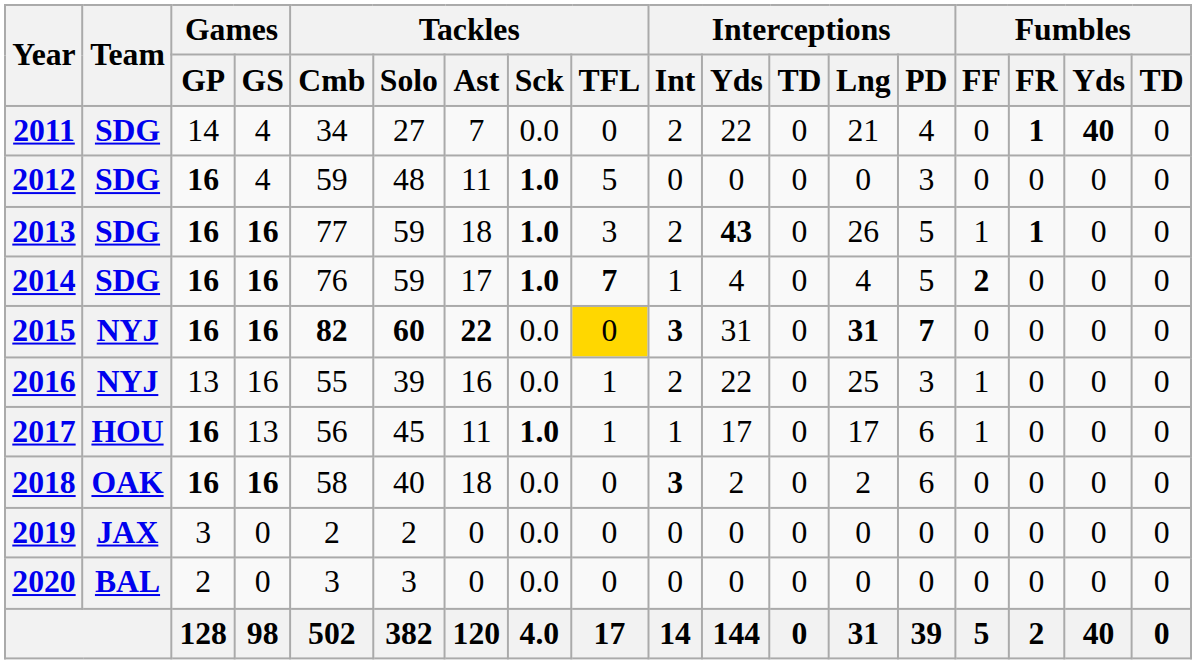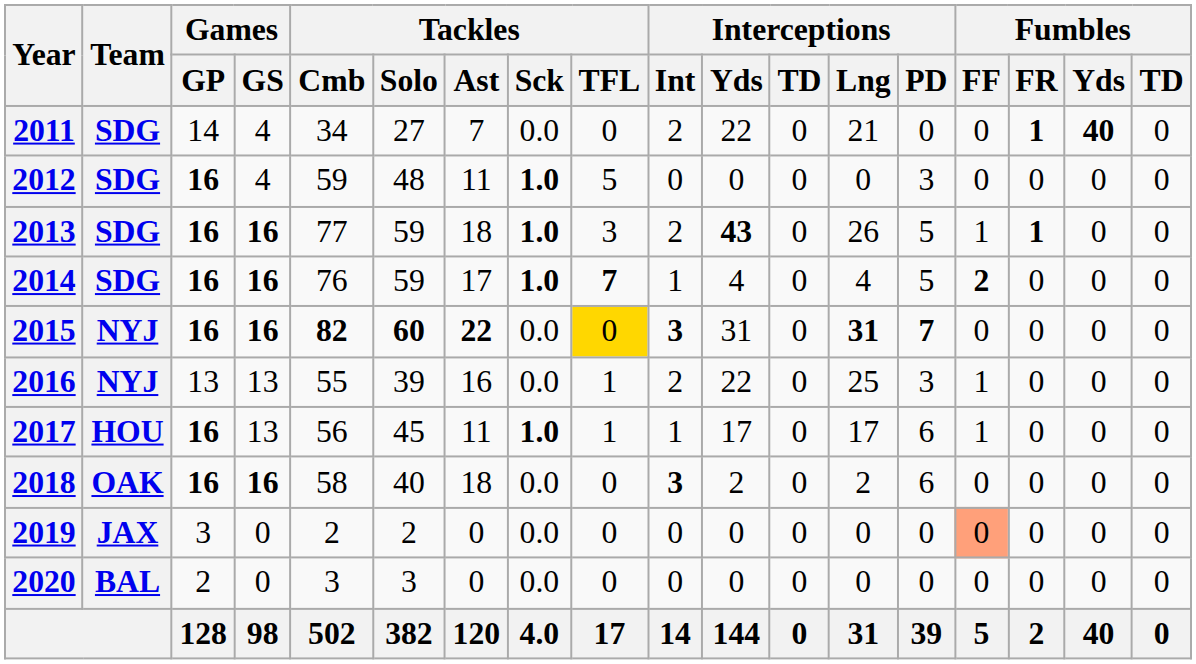(926, 130) 4 -> (926, 130) 0
(263, 381) 16 -> (263, 381) 13
(981, 532) no background -> (981, 532) lightsalmon background
